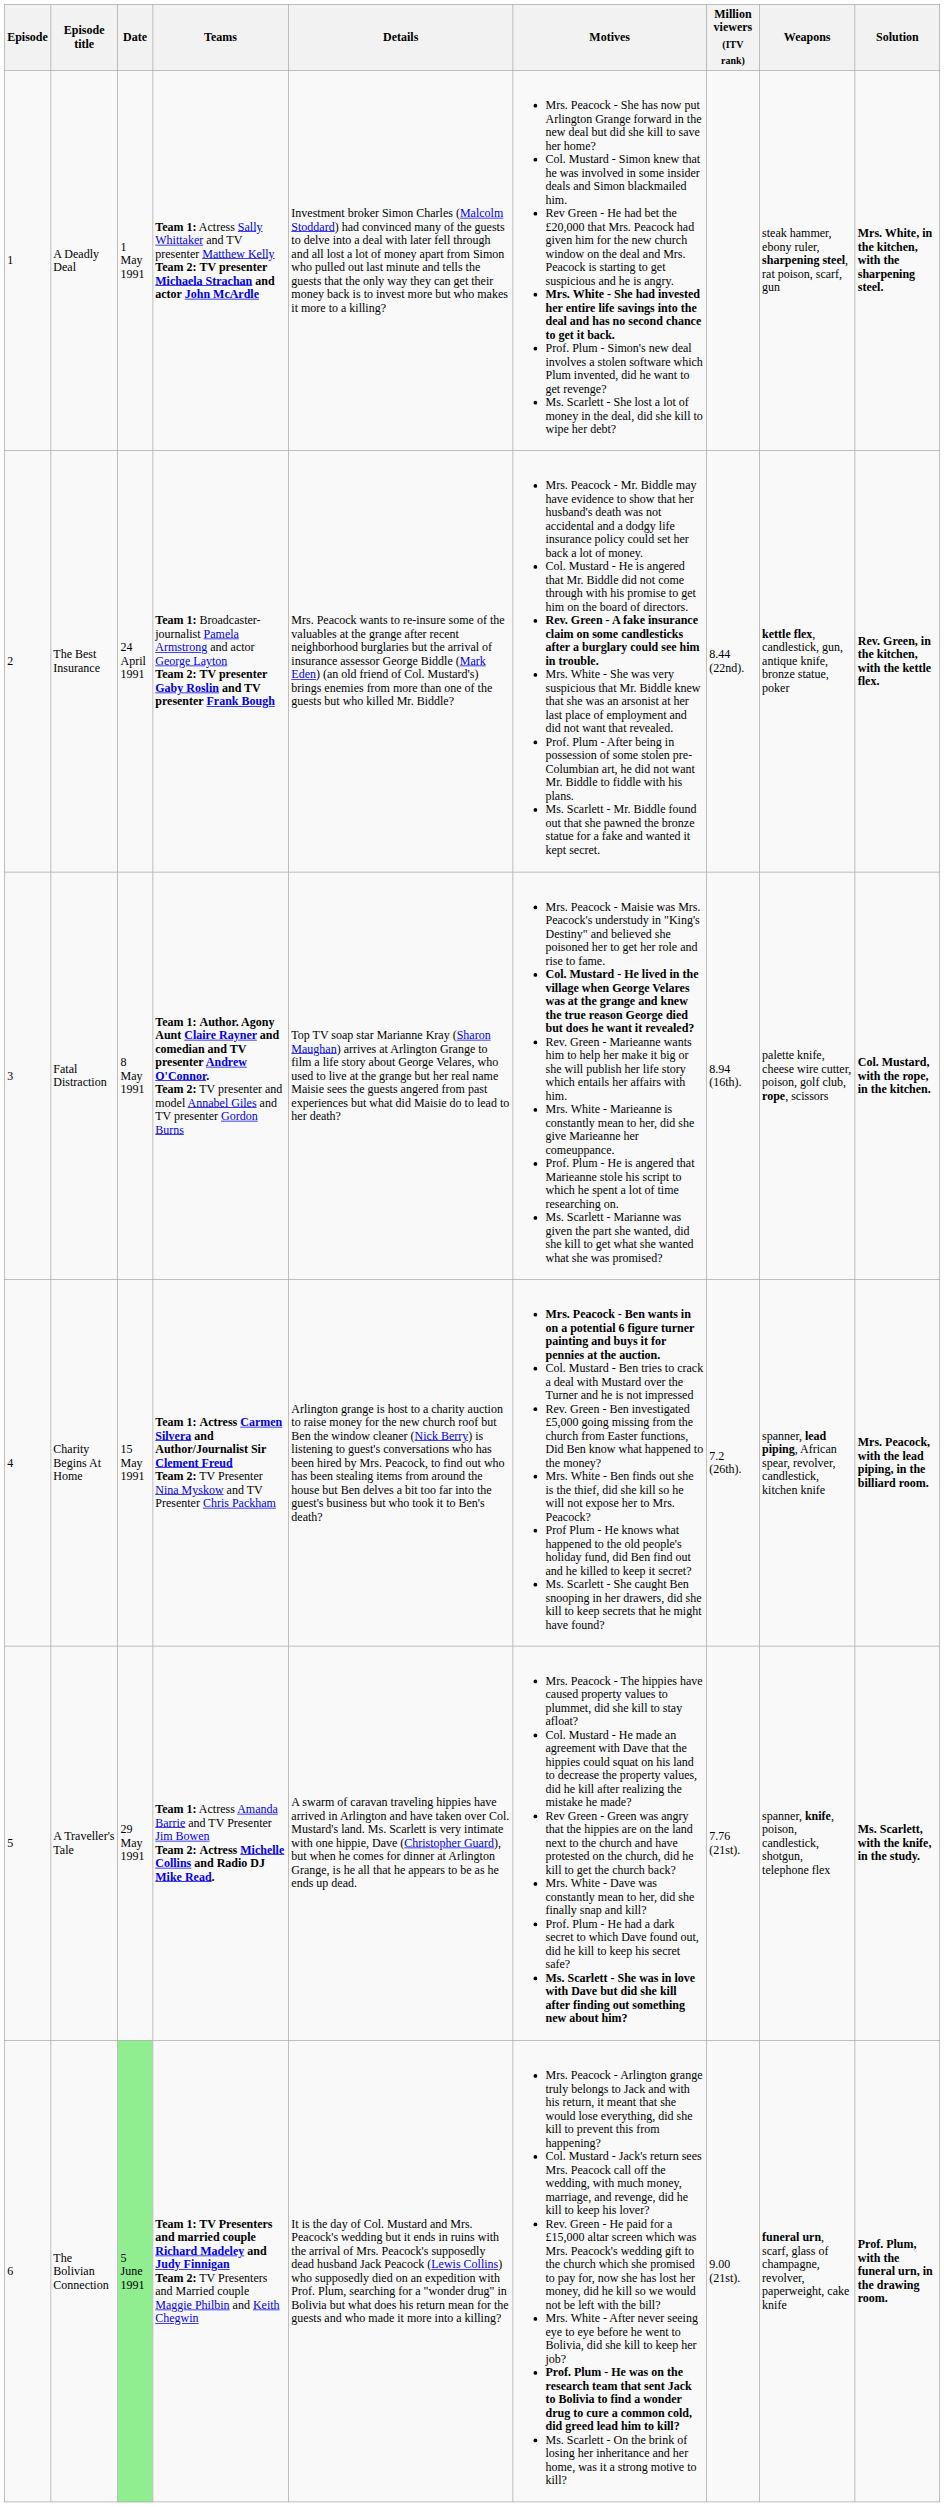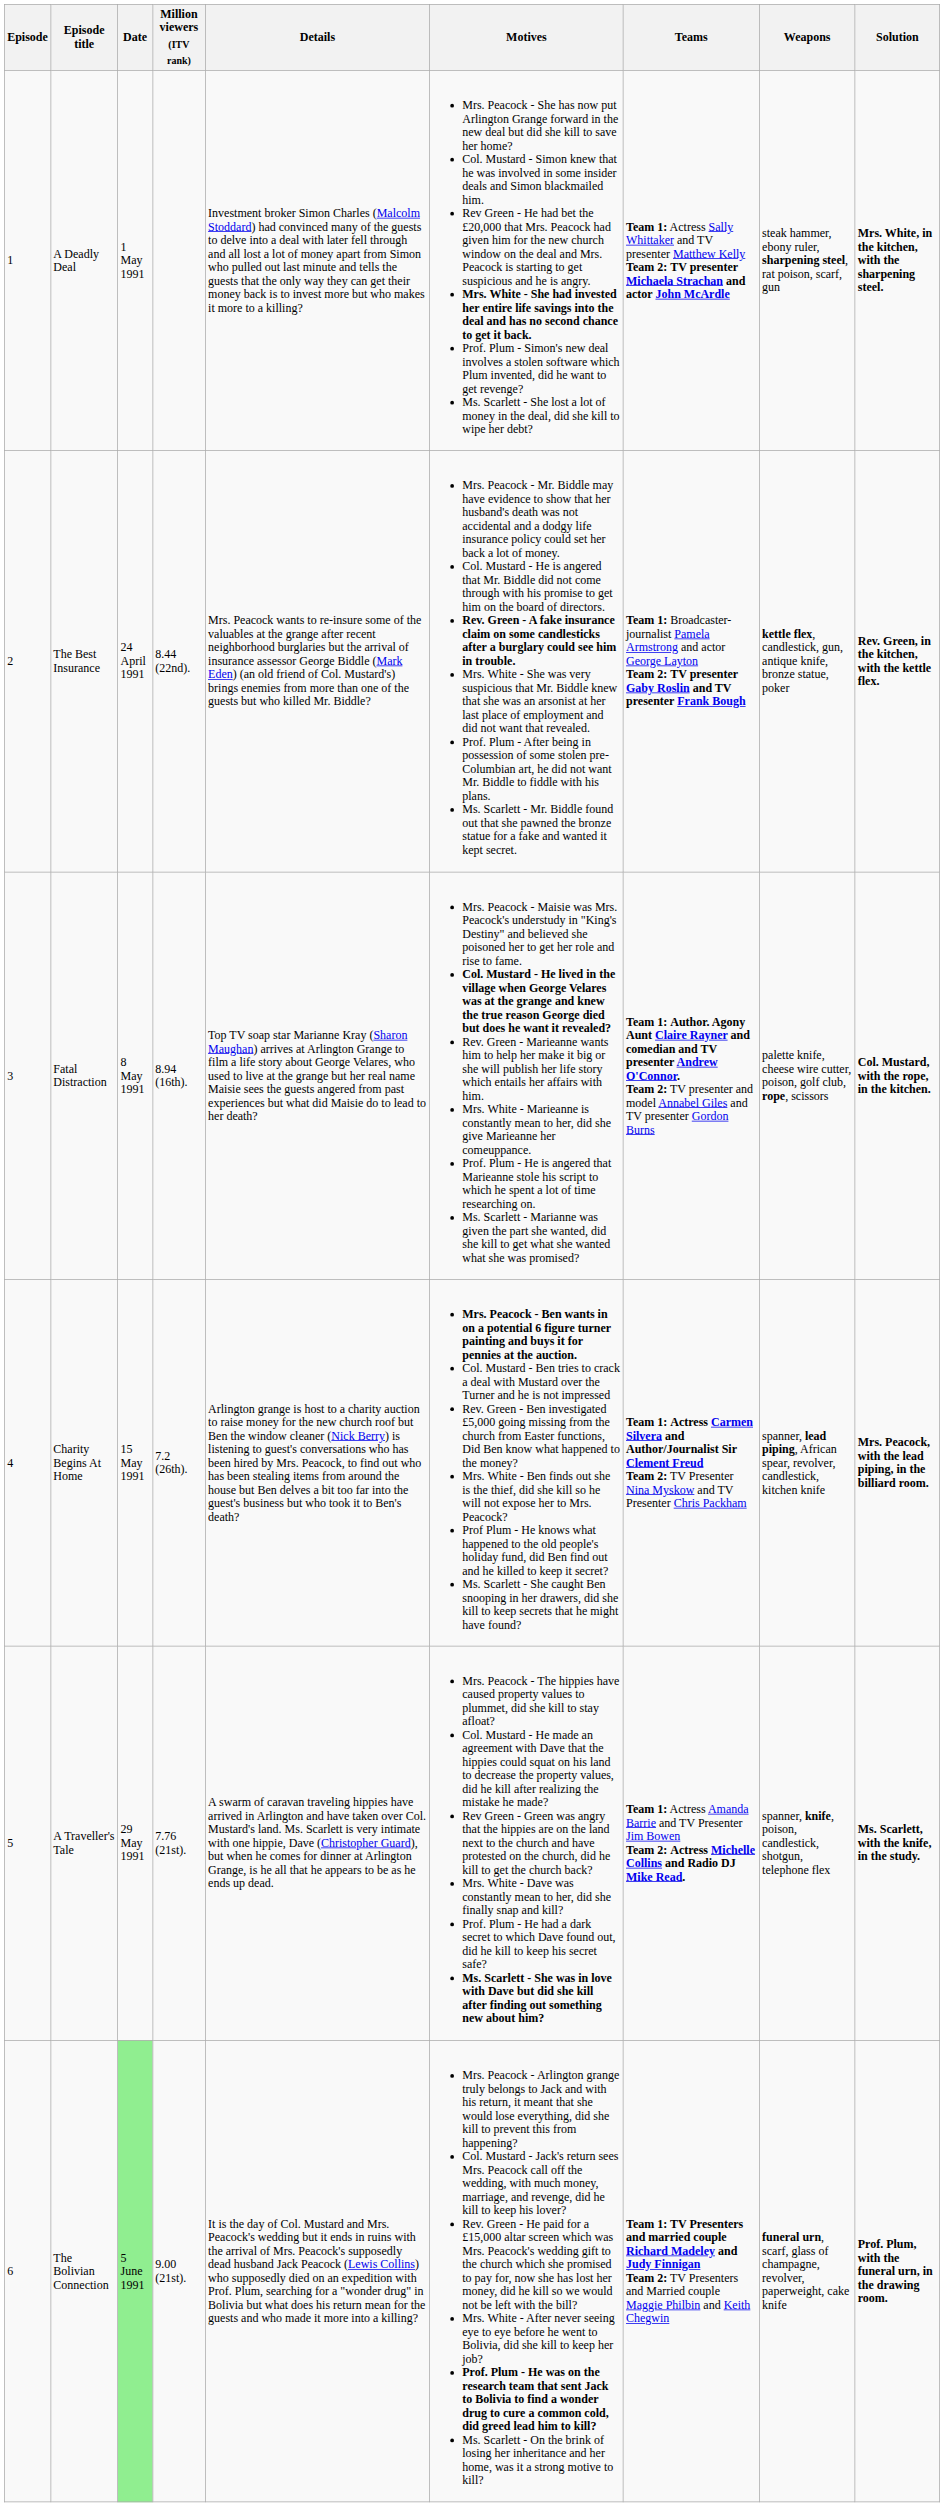columns swapped: (733, 37) <-> (221, 37)
